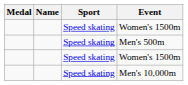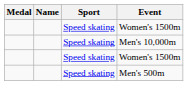rows swapped: (19, 73) <-> (19, 43)
